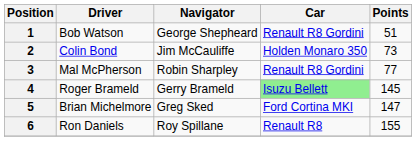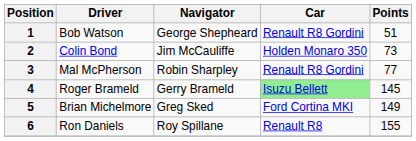(391, 107) 147 -> (391, 107) 149
